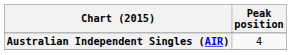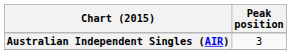(259, 41) 4 -> (259, 41) 3
